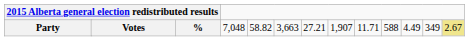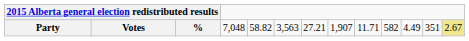(288, 28) 3,663 -> (288, 28) 3,563
(391, 28) 588 -> (391, 28) 582
(432, 28) 349 -> (432, 28) 351
